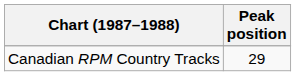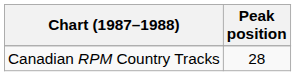(257, 58) 29 -> (257, 58) 28
